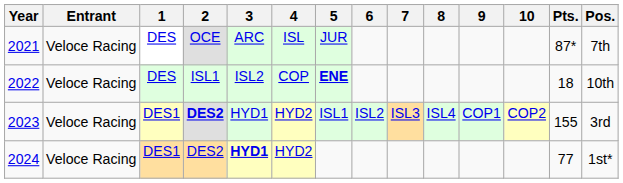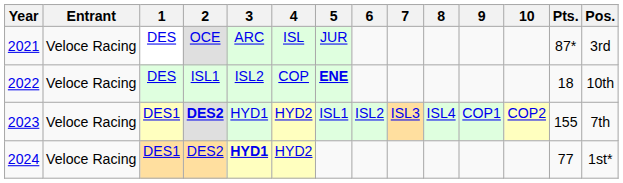(600, 45) 7th -> (600, 45) 3rd
(600, 121) 3rd -> (600, 121) 7th
